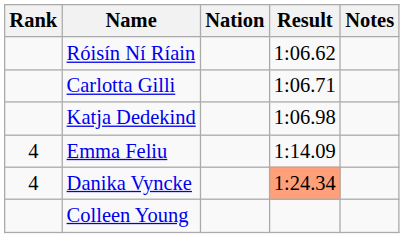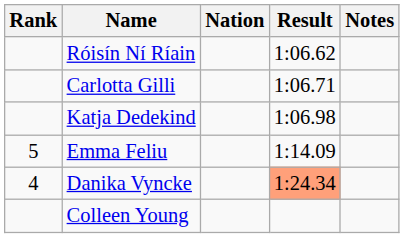(33, 150) 4 -> (33, 150) 5
